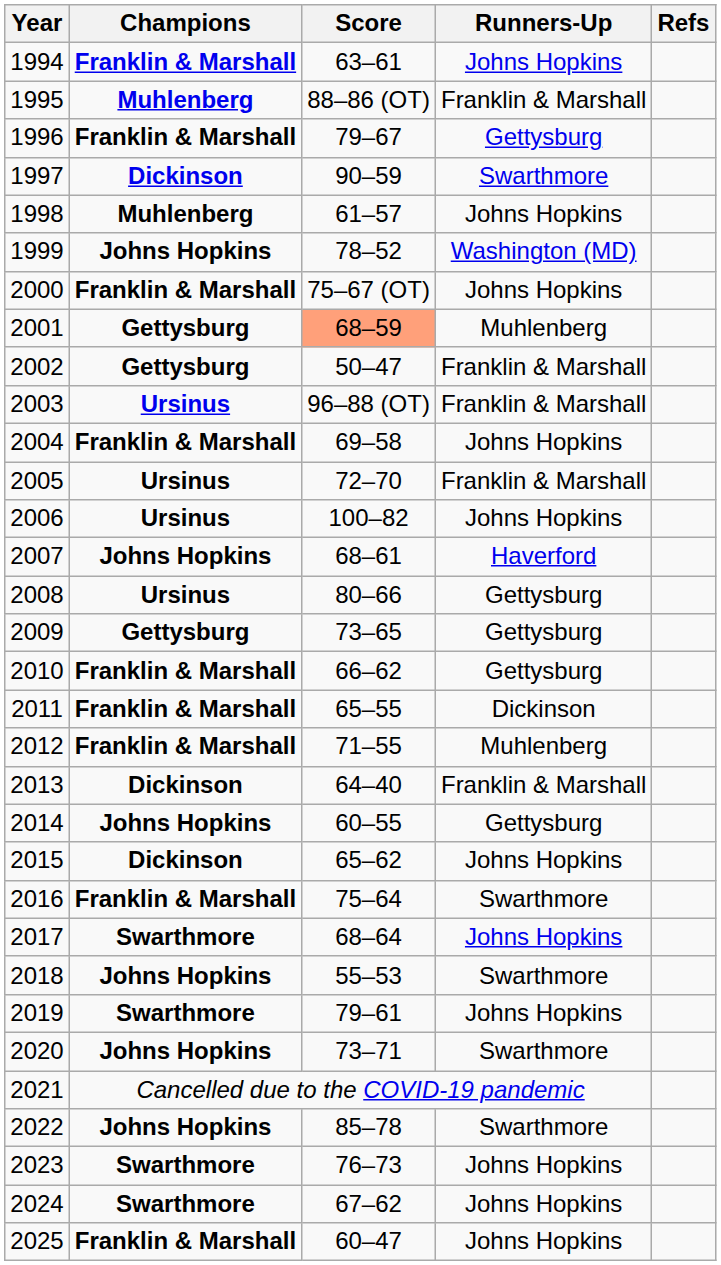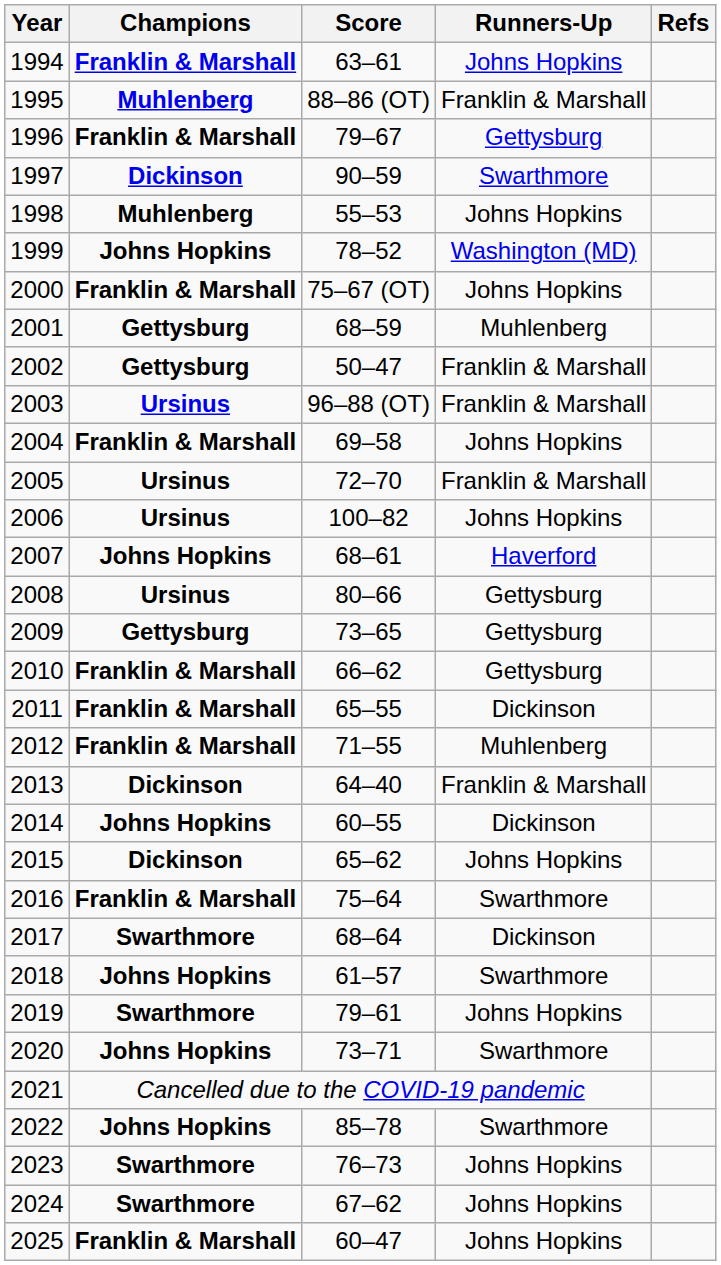(369, 213) 61–57 -> (369, 213) 55–53
(369, 328) lightsalmon background -> (369, 328) no background
(544, 822) Gettysburg -> (544, 822) Dickinson
(544, 937) Johns Hopkins -> (544, 937) Dickinson
(369, 975) 55–53 -> (369, 975) 61–57
